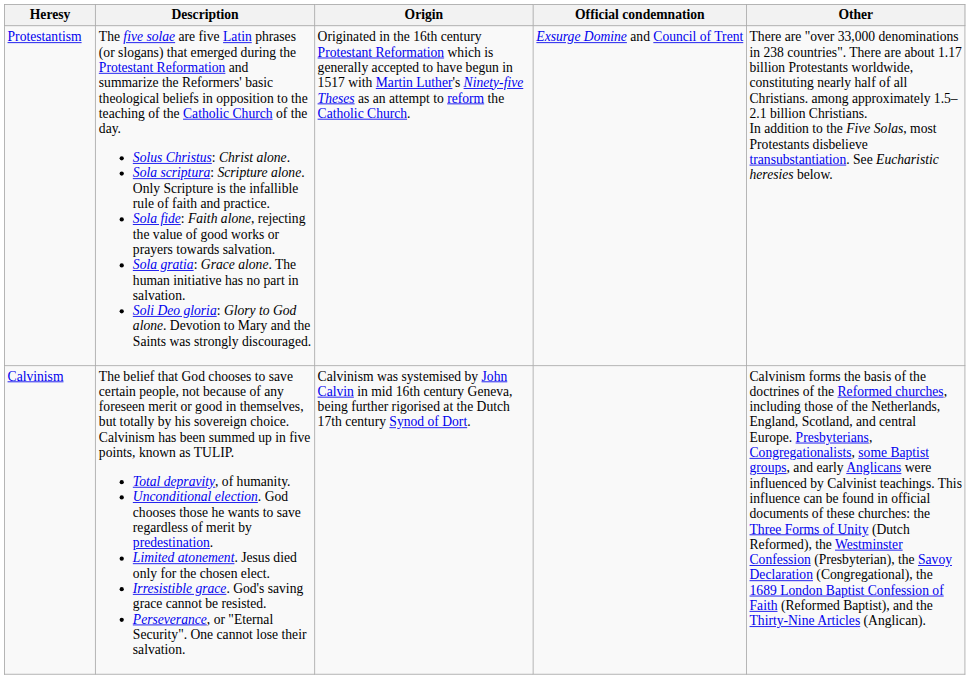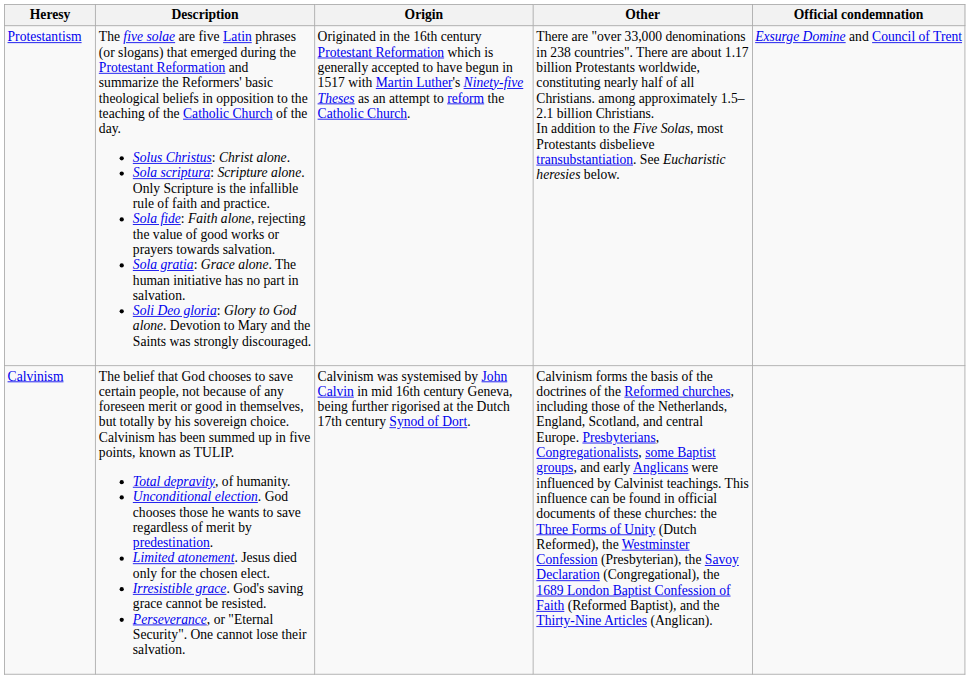columns swapped: (640, 15) <-> (856, 15)
